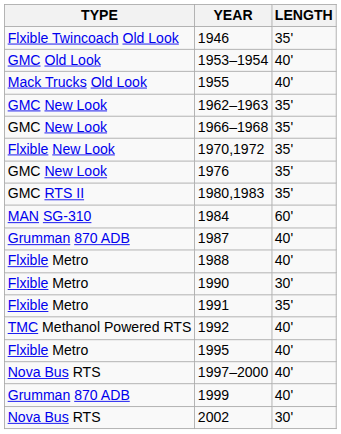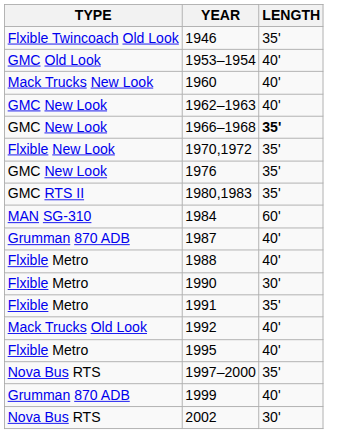- row: (213, 82)
+ row: (201, 82)
(284, 104) 35' -> (271, 104) 40'
(284, 127) normal -> (272, 127) bold
(100, 328) TMC Methanol Powered RTS -> (77, 328) Mack Trucks Old Look
(284, 372) 40' -> (271, 372) 35'
